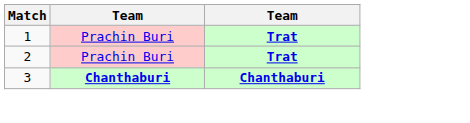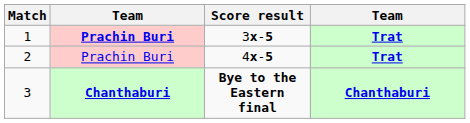+ column: (257, 15)
(128, 36) normal -> (128, 36) bold
